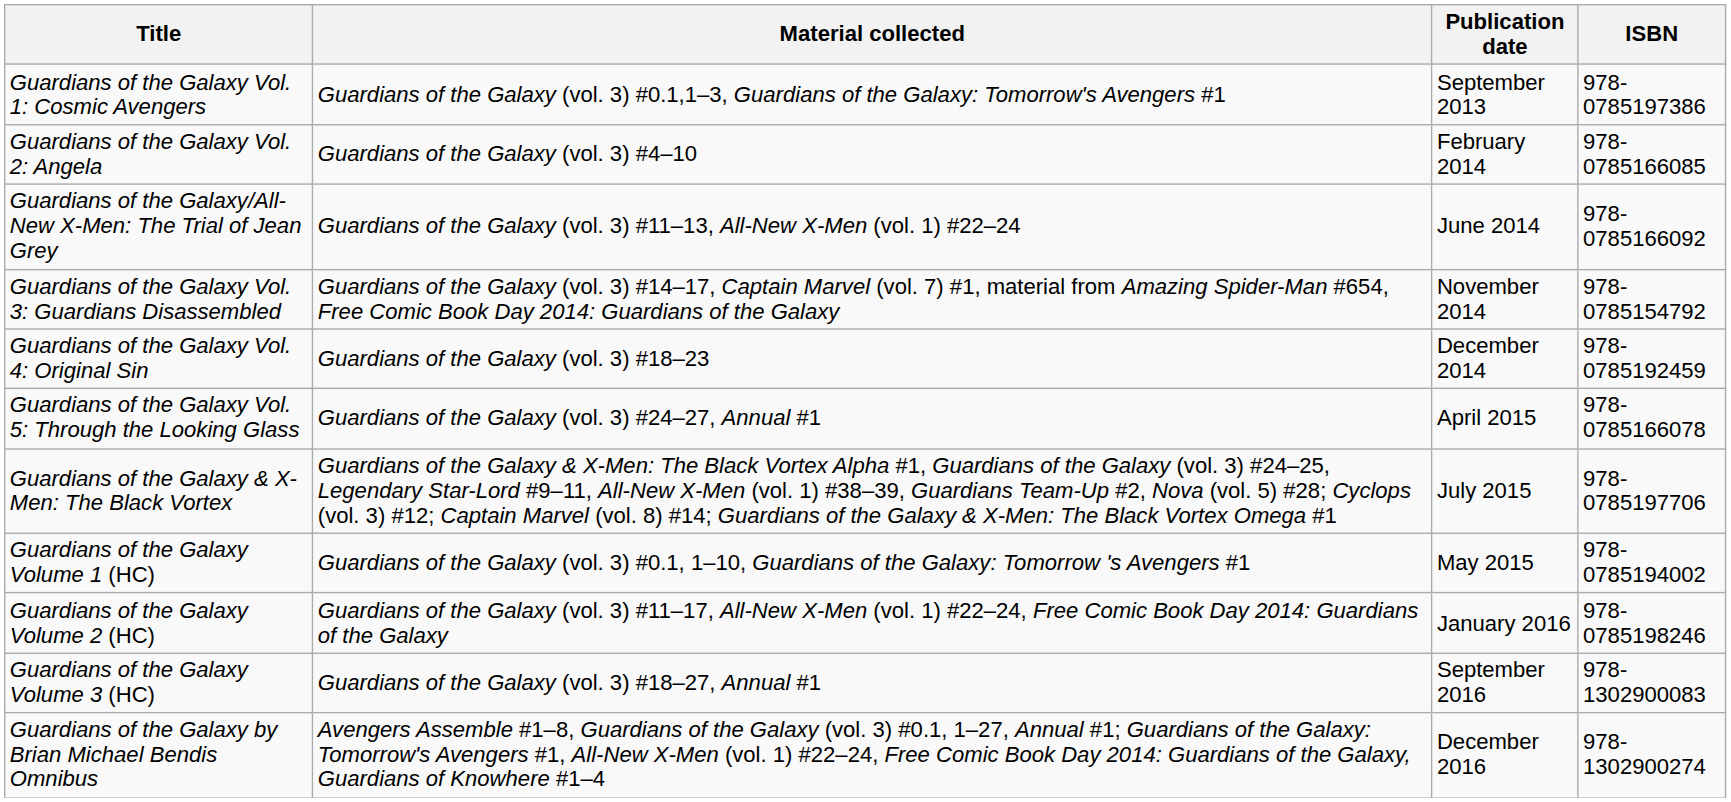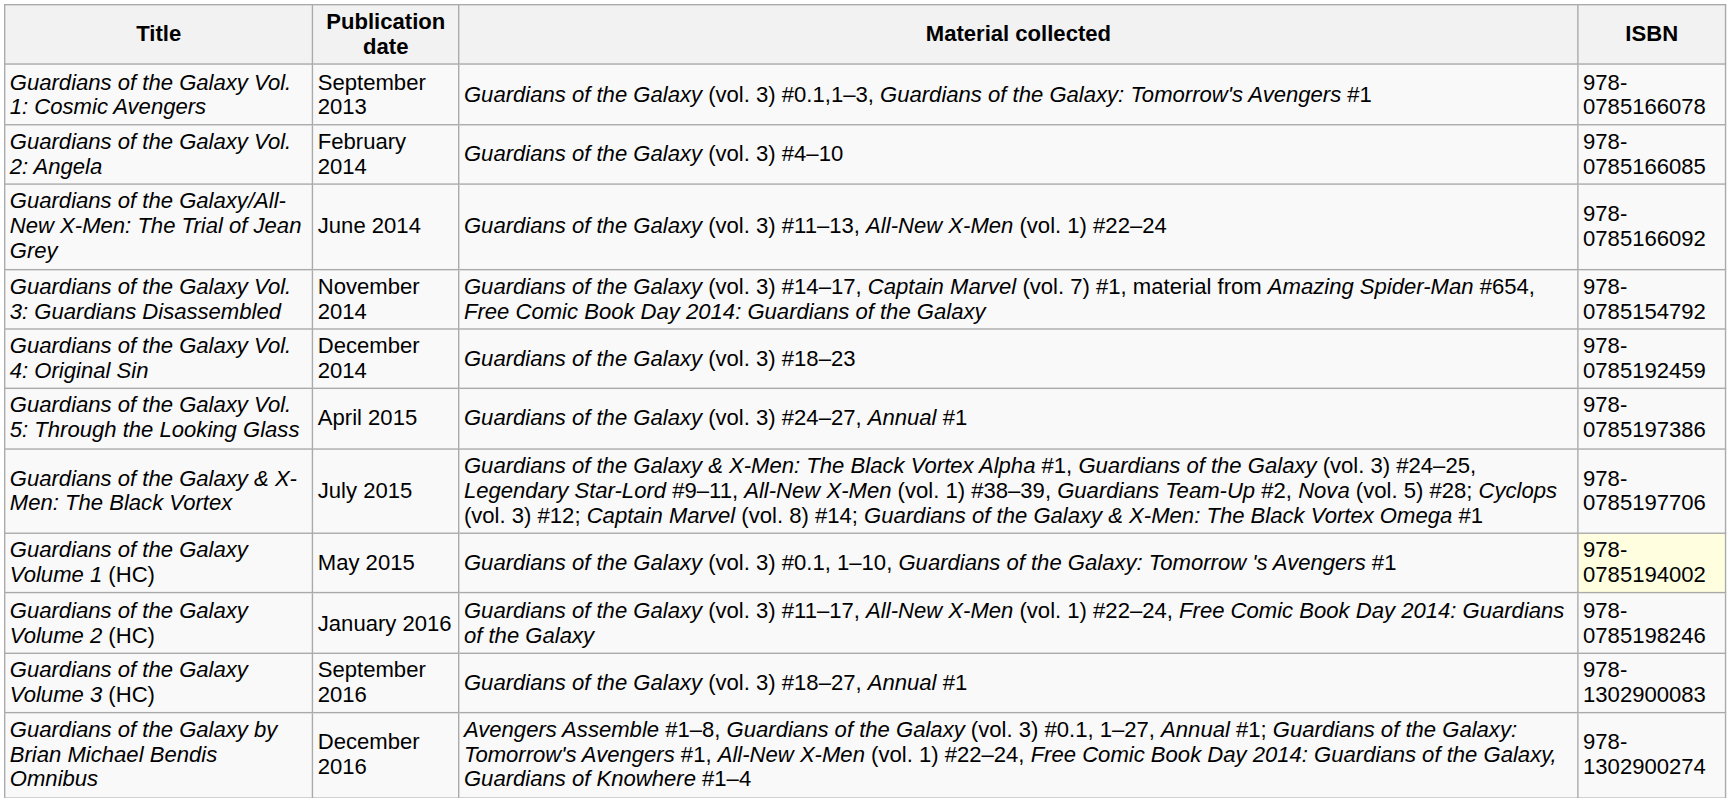columns swapped: (872, 34) <-> (1505, 34)
(1644, 94) 978-0785197386 -> (1644, 94) 978-0785166078
(1644, 418) 978-0785166078 -> (1644, 418) 978-0785197386
(1644, 562) no background -> (1644, 562) lightyellow background
